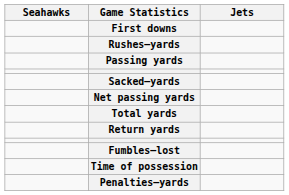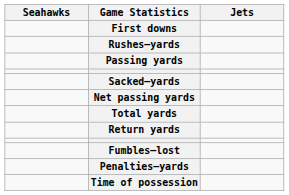rows swapped: (47, 183) <-> (47, 167)
